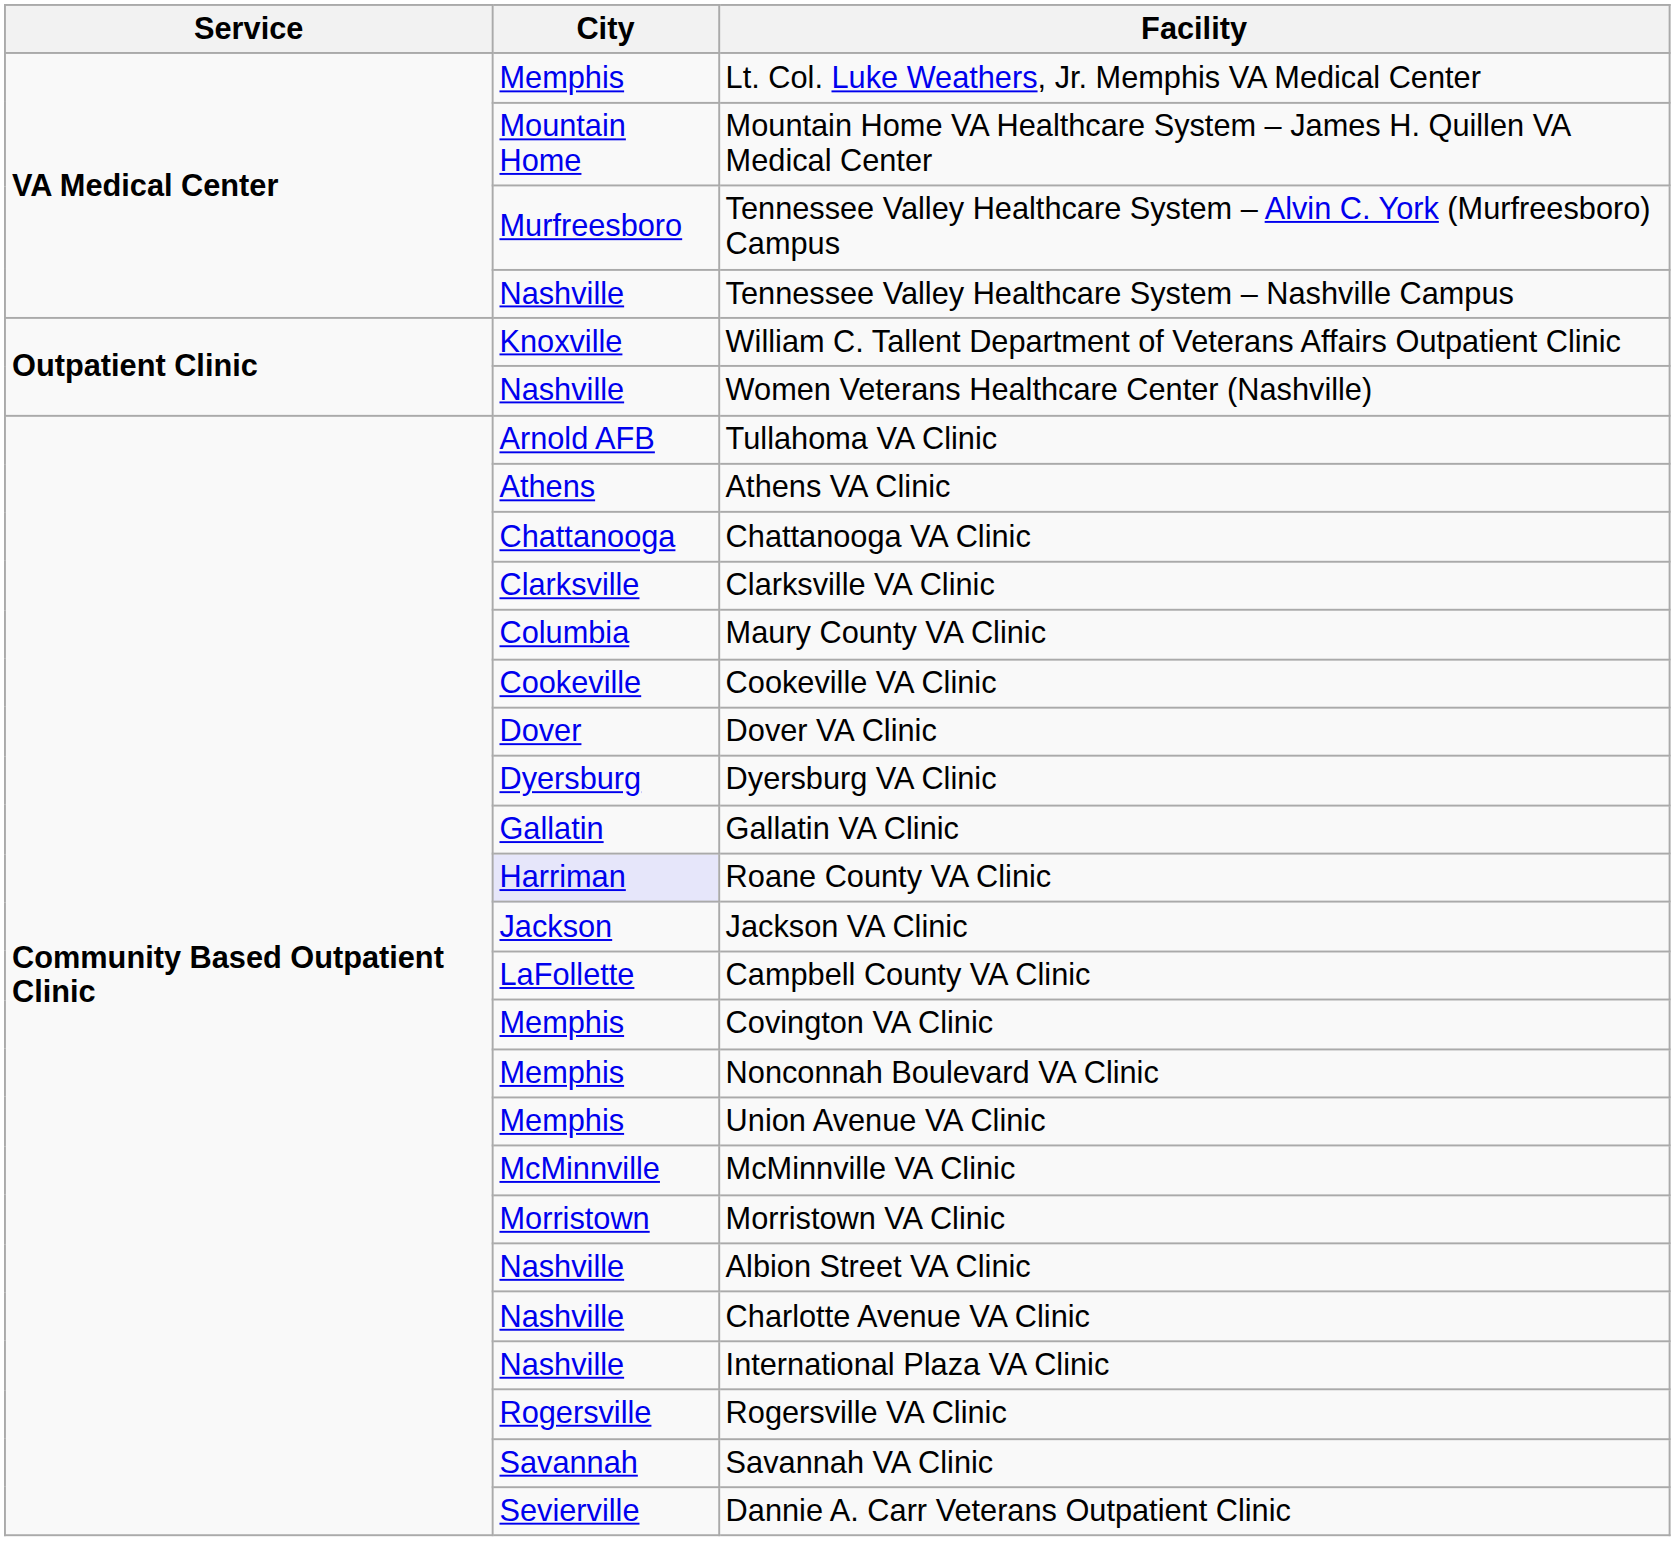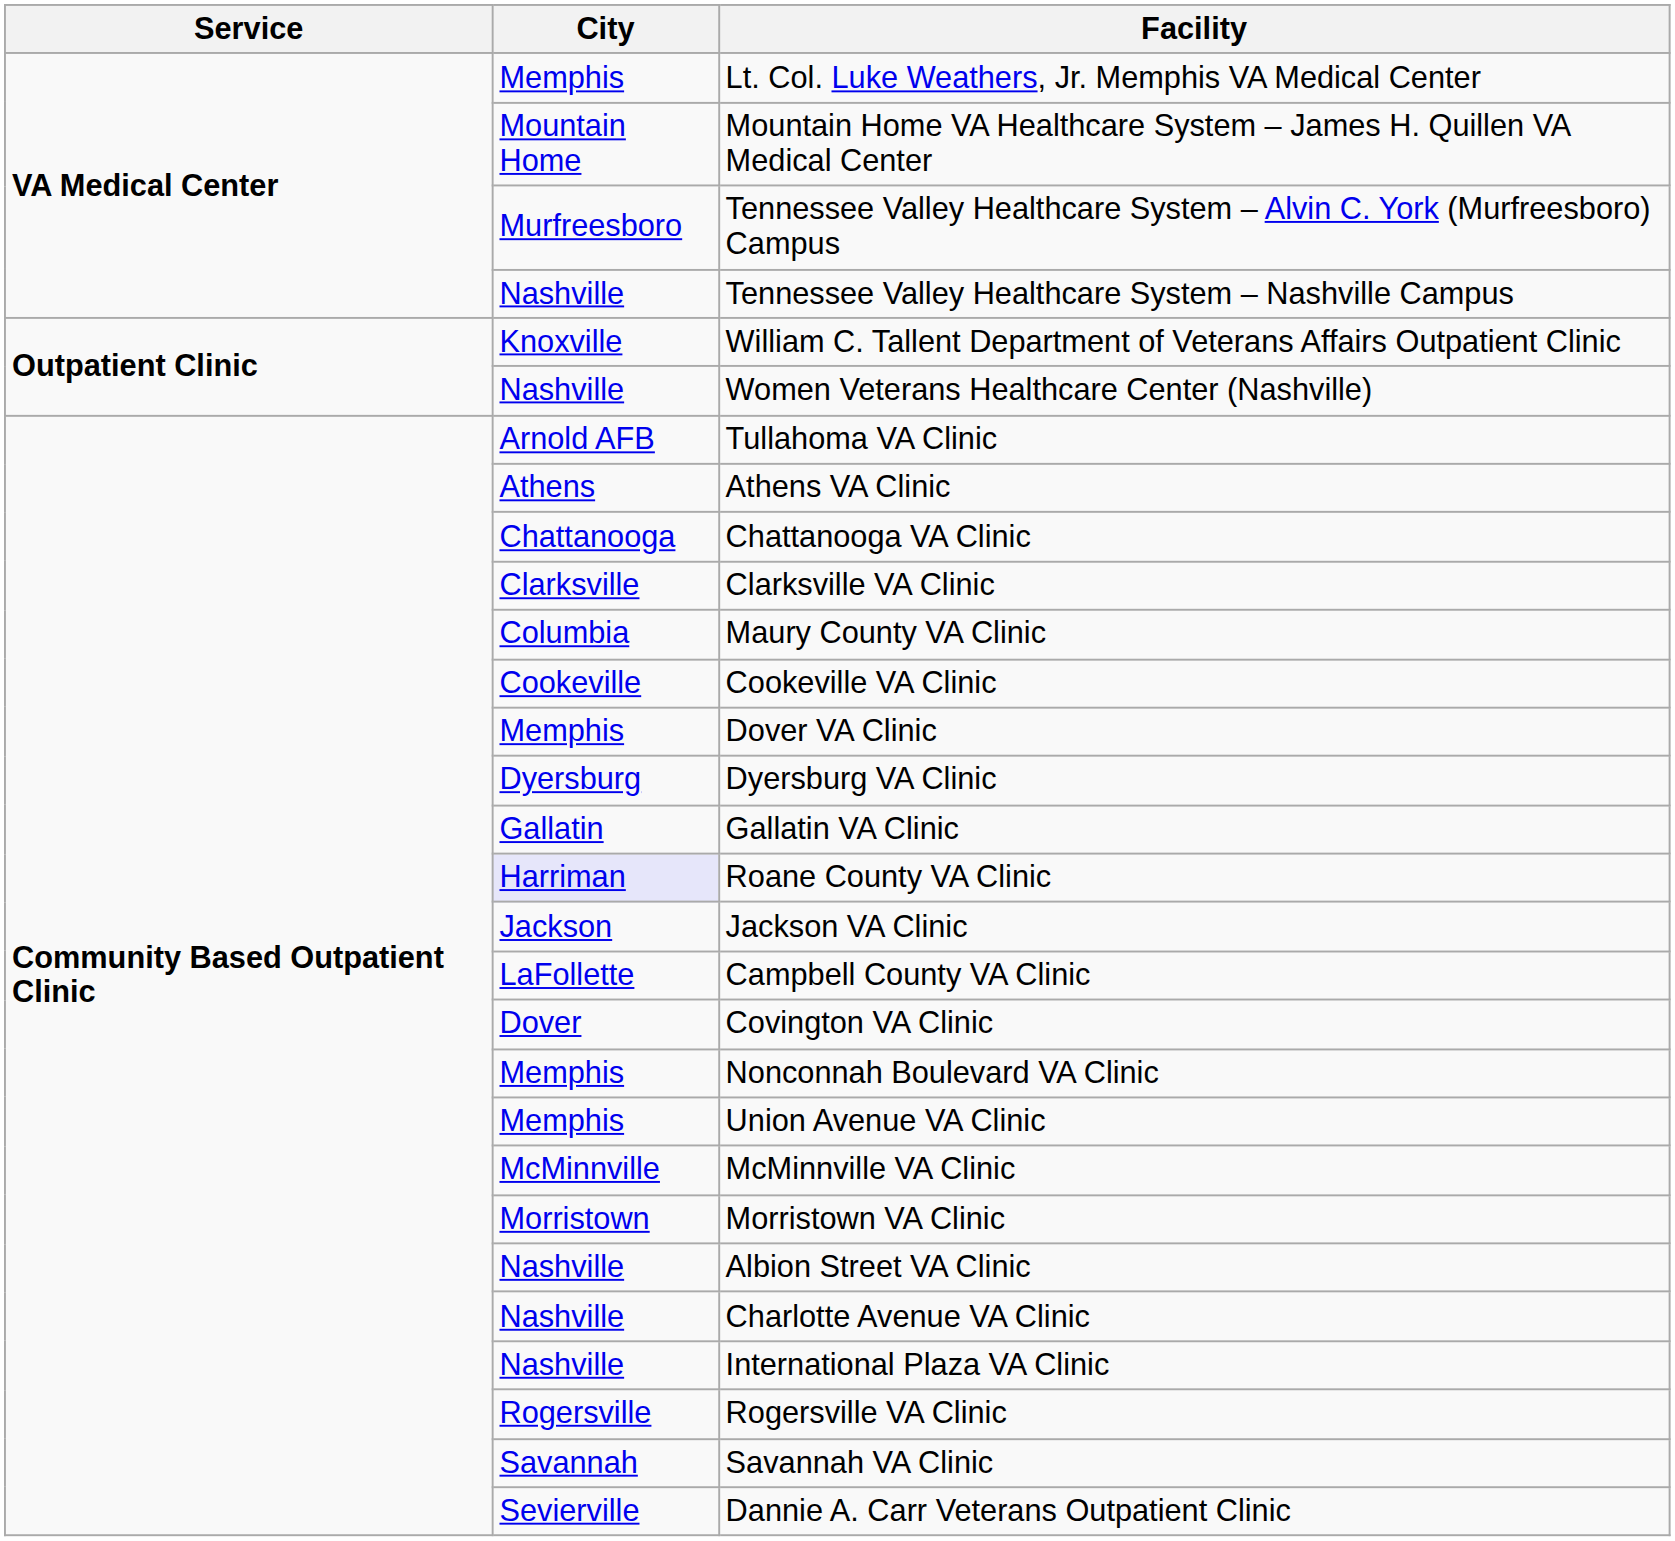(540, 731) Dover -> (562, 731) Memphis
(562, 1023) Memphis -> (540, 1023) Dover
